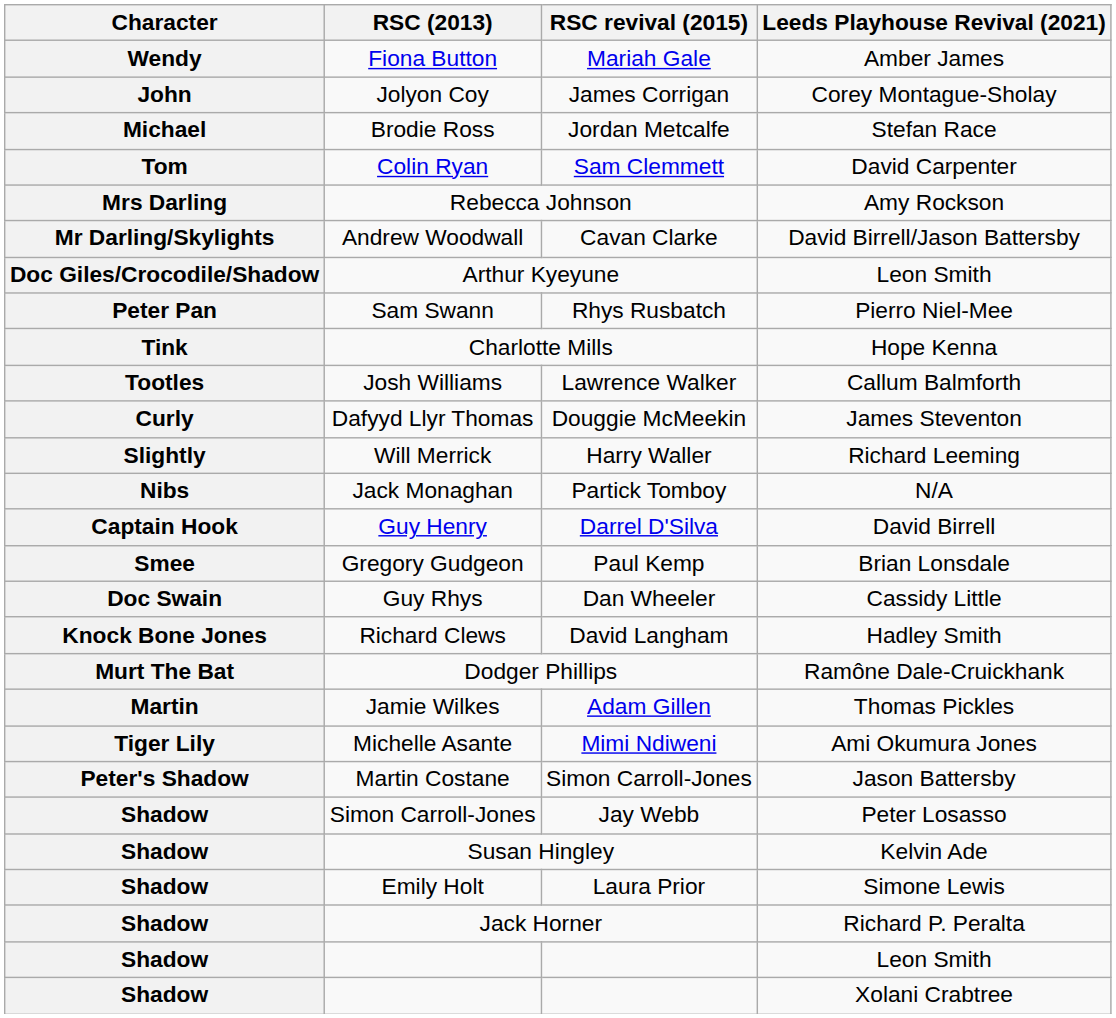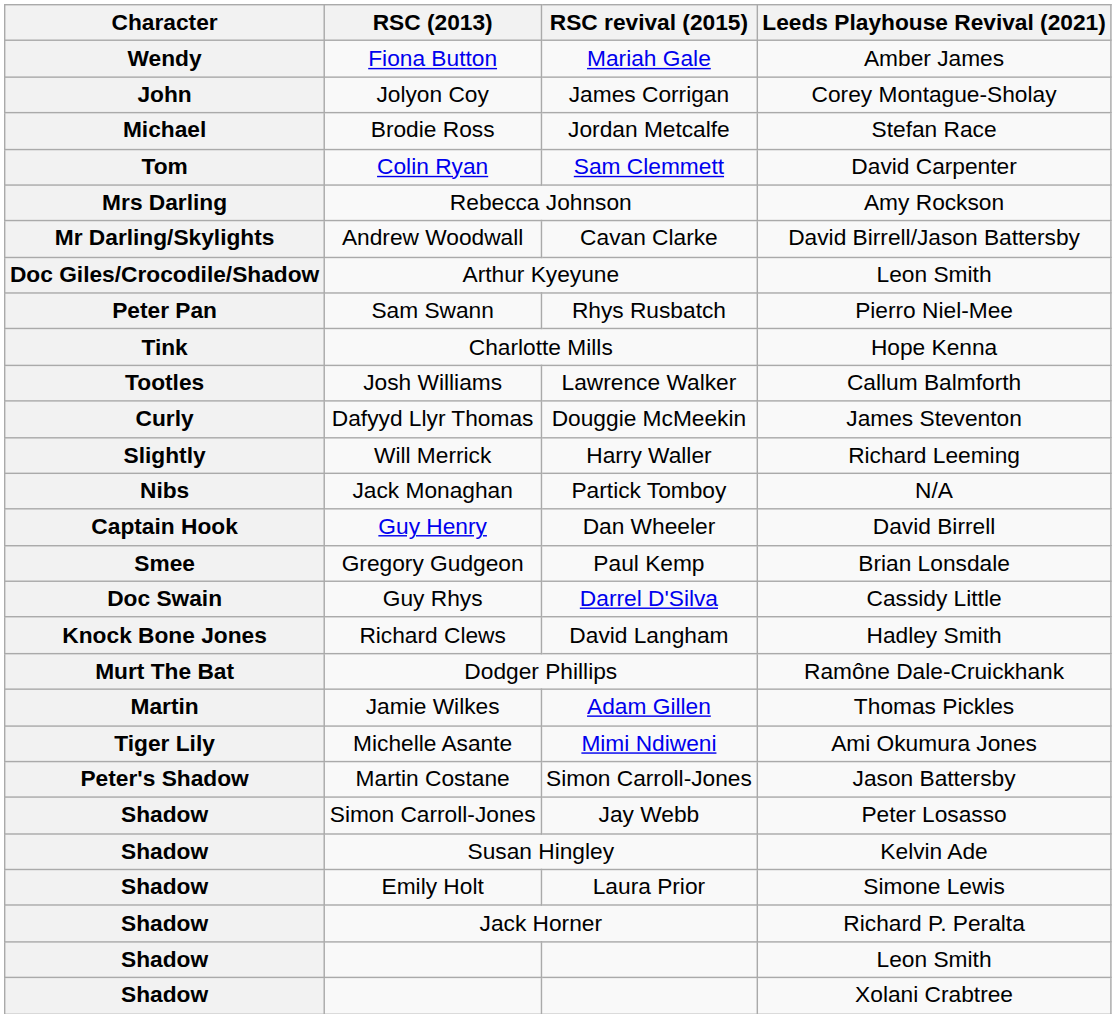(649, 526) Darrel D'Silva -> (649, 526) Dan Wheeler
(649, 599) Dan Wheeler -> (649, 599) Darrel D'Silva
